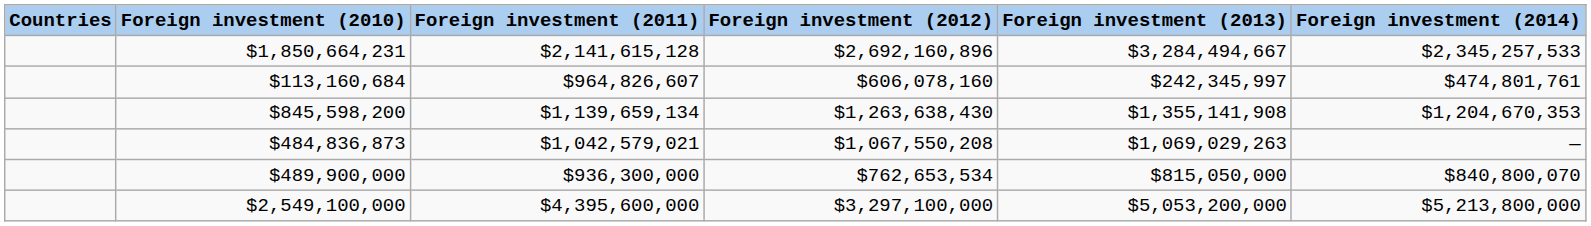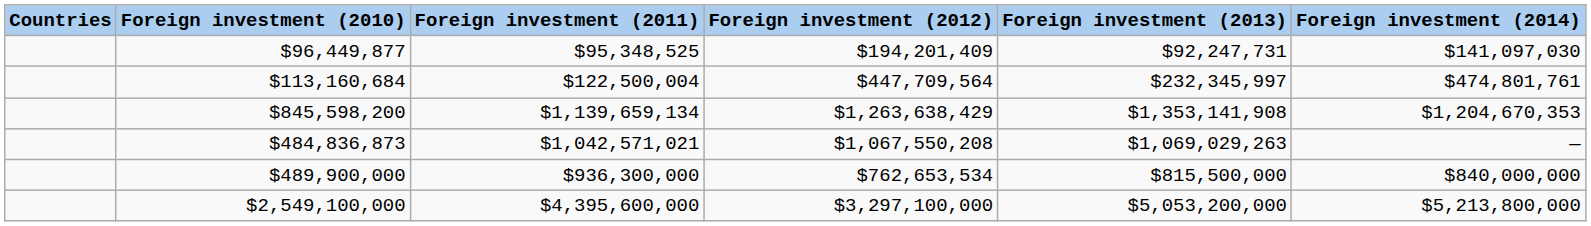+ row: (343, 51)
- row: (326, 51)
(631, 82) $964,826,607 -> (631, 82) $122,500,004
(925, 82) $606,078,160 -> (925, 82) $447,709,564
(1219, 82) $242,345,997 -> (1219, 82) $232,345,997
(913, 113) $1,263,638,430 -> (913, 113) $1,263,638,429
(1207, 113) $1,355,141,908 -> (1207, 113) $1,353,141,908
(620, 144) $1,042,579,021 -> (620, 144) $1,042,571,021
(1219, 175) $815,050,000 -> (1219, 175) $815,500,000
(1512, 175) $840,800,070 -> (1512, 175) $840,000,000
